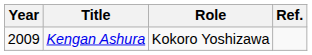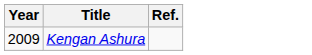- column: (211, 15)
